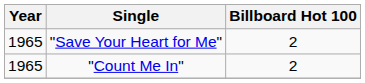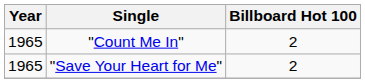rows swapped: (136, 66) <-> (136, 41)
